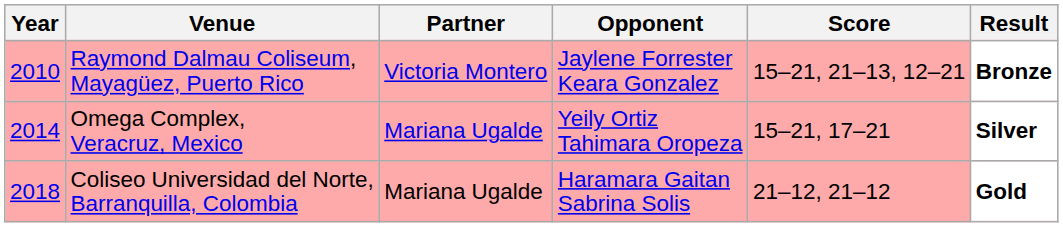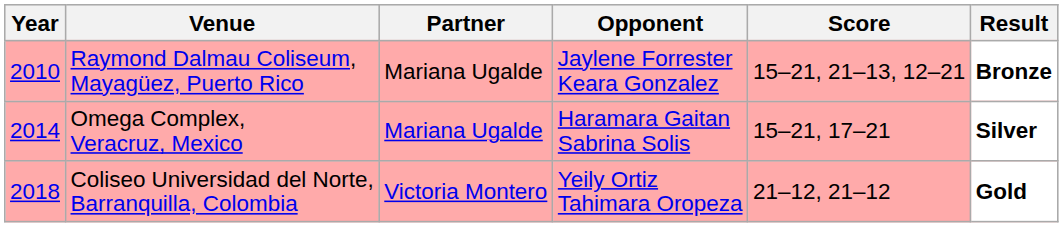(466, 71) Victoria Montero -> (464, 71) Mariana Ugalde
(650, 131) Yeily Ortiz Tahimara Oropeza -> (644, 131) Haramara Gaitan Sabrina Solis
(464, 192) Mariana Ugalde -> (466, 192) Victoria Montero
(644, 192) Haramara Gaitan Sabrina Solis -> (650, 192) Yeily Ortiz Tahimara Oropeza
